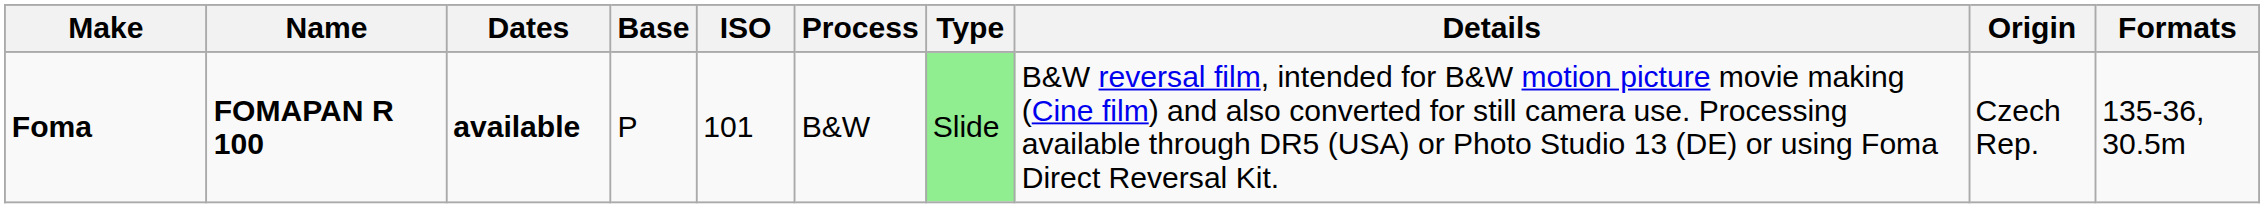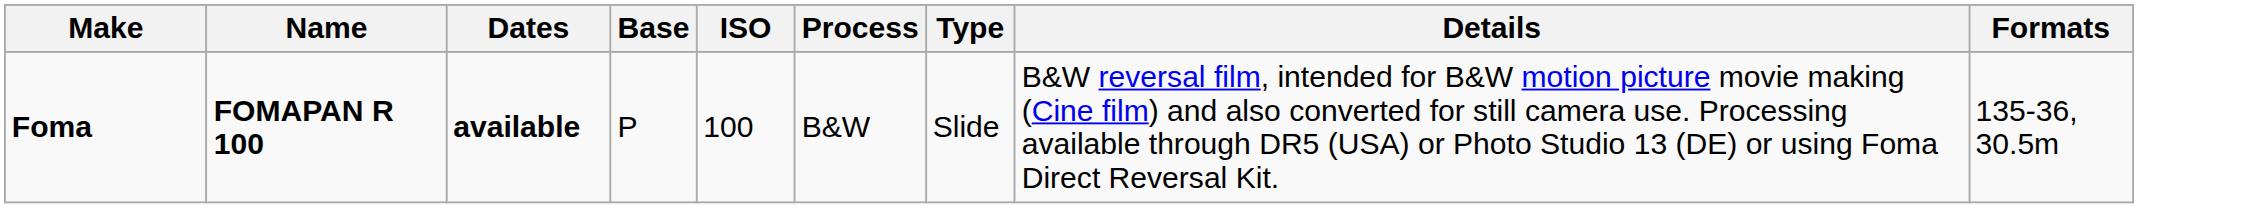- column: (2032, 28)
(728, 126) 101 -> (728, 126) 100
(966, 126) lightgreen background -> (966, 126) no background
